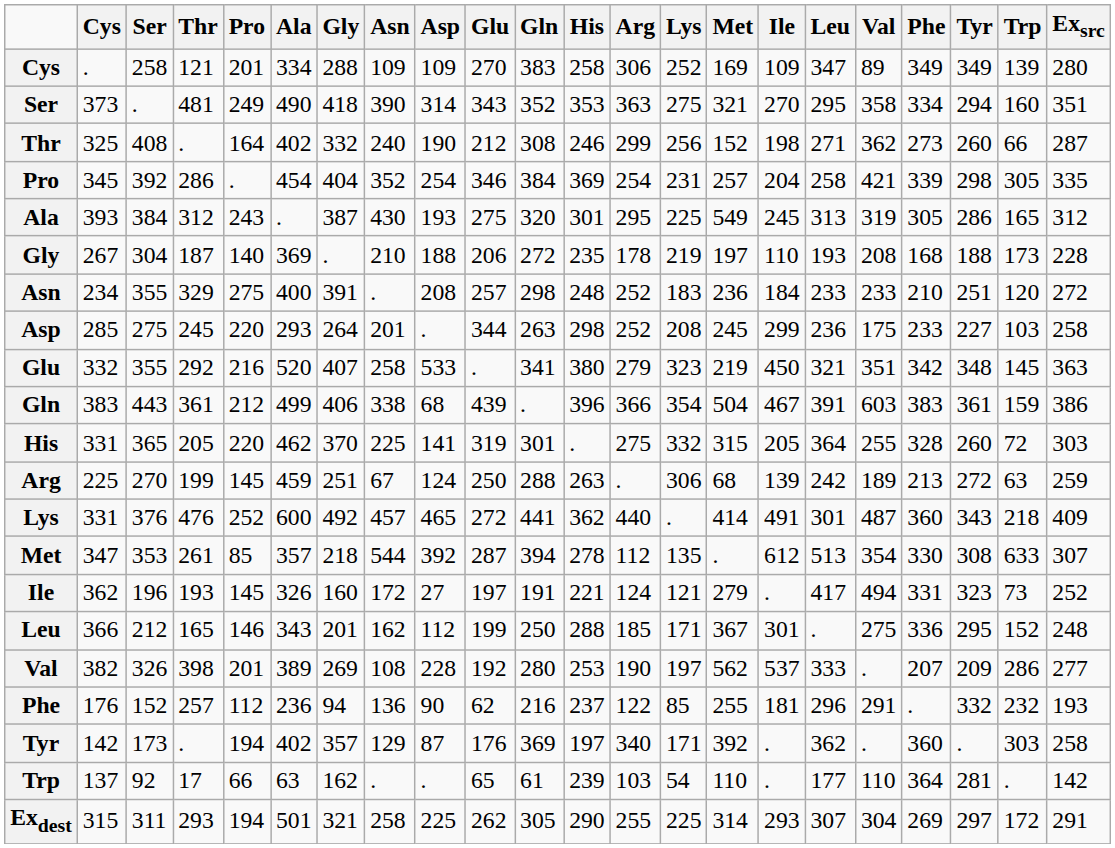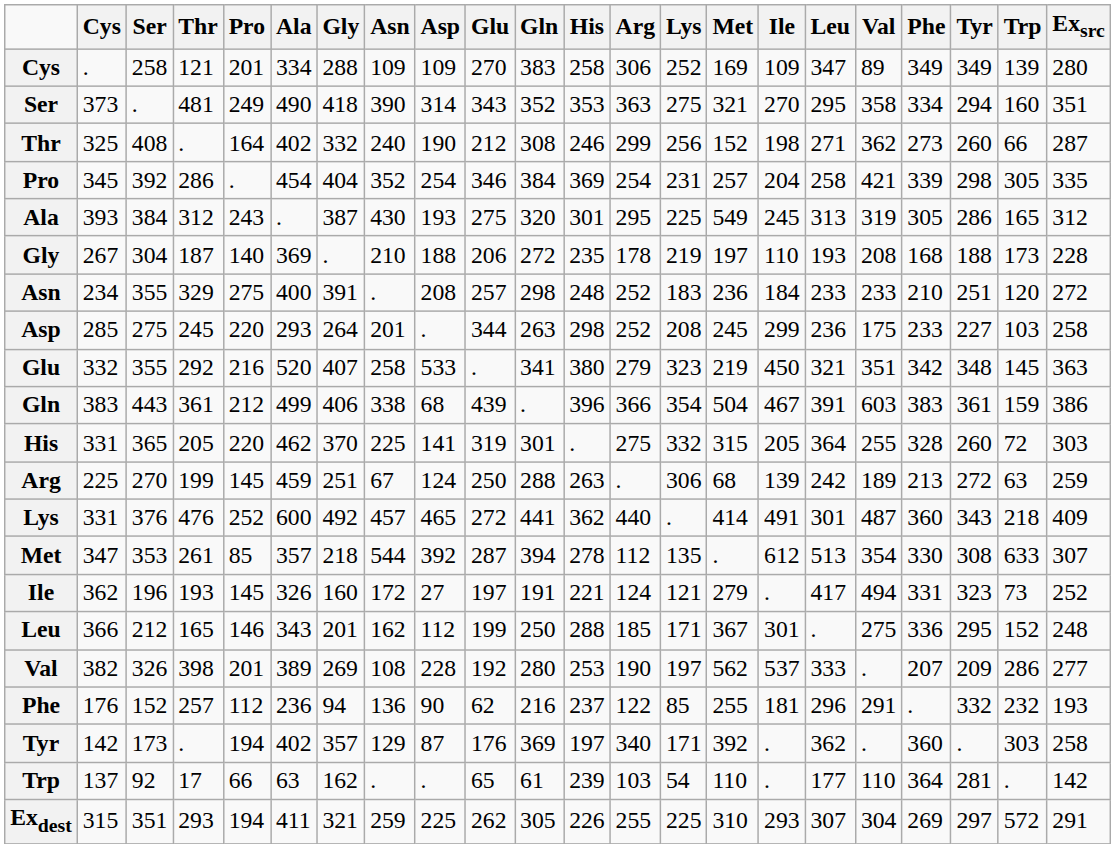(149, 821) 311 -> (150, 821) 351
(294, 821) 501 -> (293, 821) 411
(388, 821) 258 -> (388, 821) 259
(587, 821) 290 -> (587, 821) 226
(730, 821) 314 -> (730, 821) 310
(1021, 821) 172 -> (1021, 821) 572
